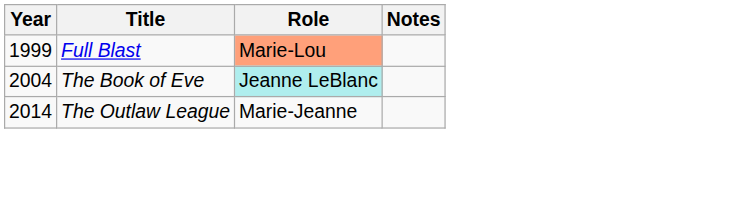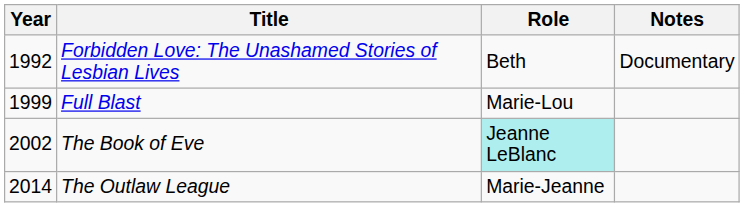+ row: (249, 61)
(283, 50) lightsalmon background -> (530, 103) no background
(31, 81) 2004 -> (31, 144) 2002
